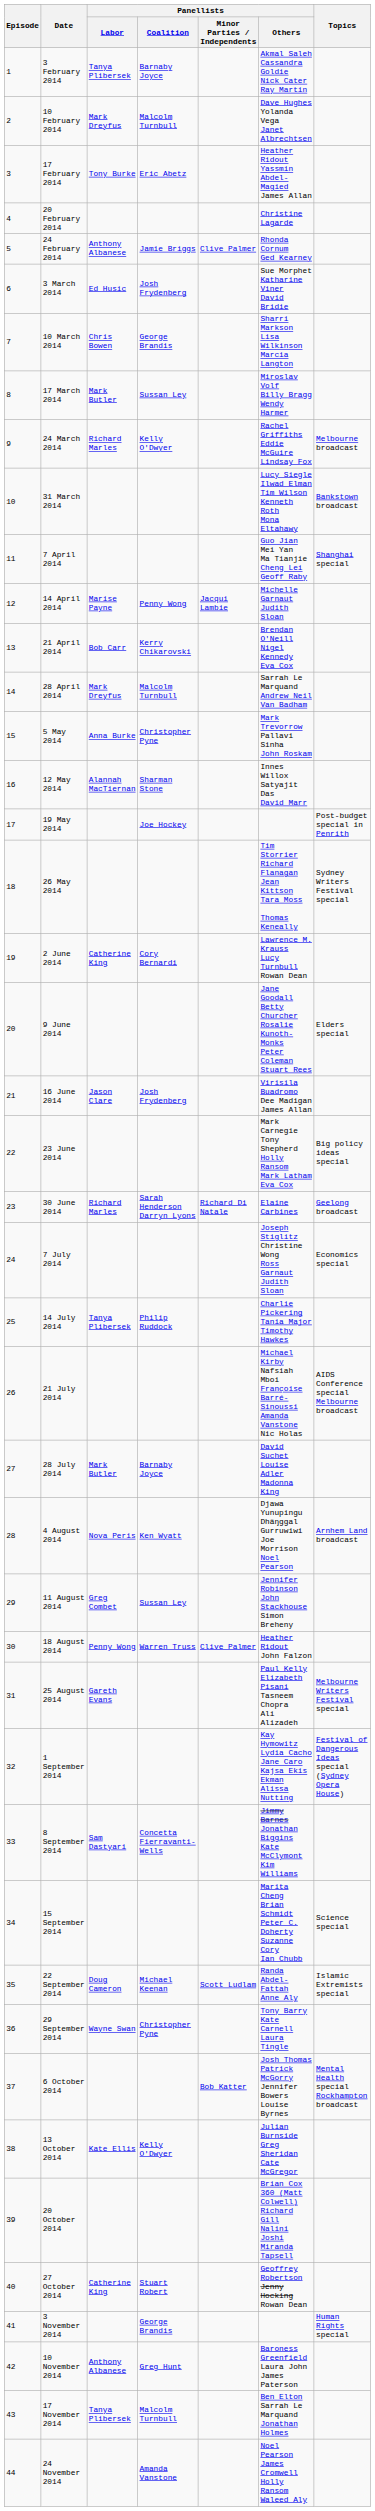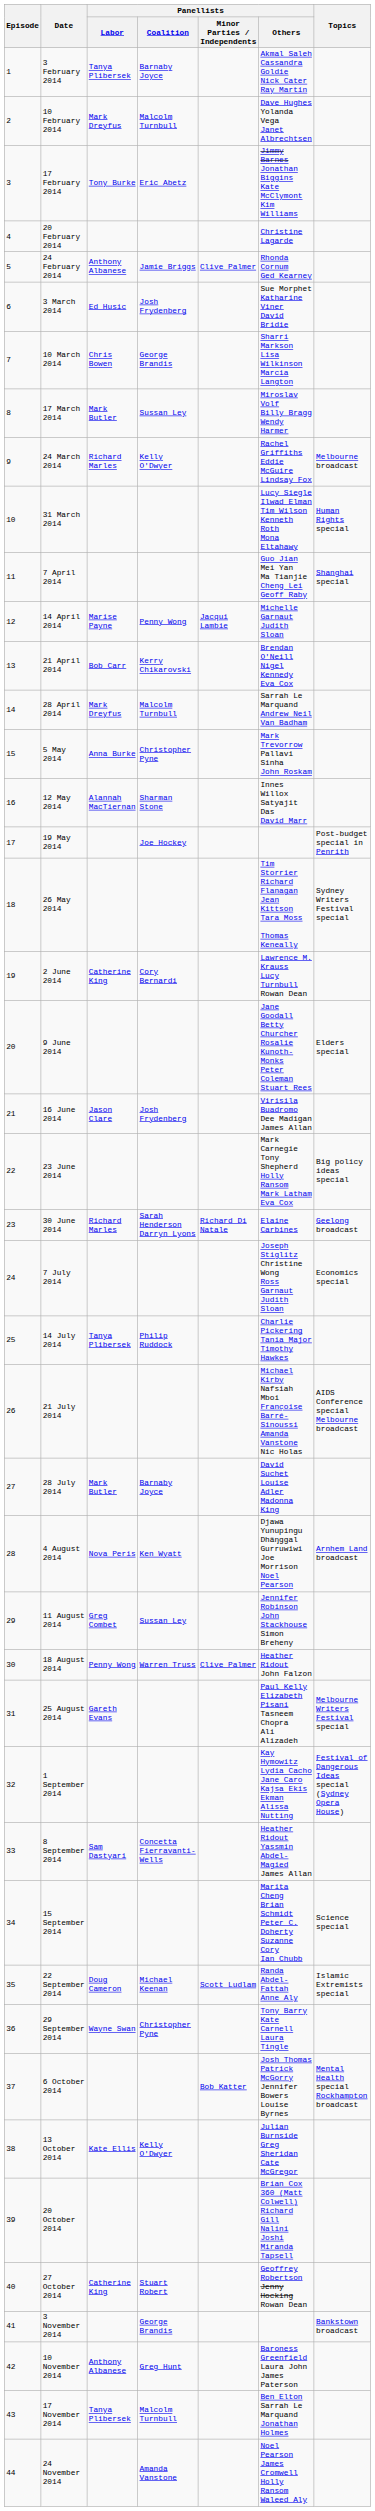(286, 174) Heather Ridout Yassmin Abdel-Magied James Allan -> (281, 183) Jimmy Barnes Jonathan Biggins Kate McClymont Kim Williams
(337, 501) Bankstown broadcast -> (332, 519) Human Rights special
(281, 1842) Jimmy Barnes Jonathan Biggins Kate McClymont Kim Williams -> (286, 1851) Heather Ridout Yassmin Abdel-Magied James Allan
(332, 2327) Human Rights special -> (337, 2327) Bankstown broadcast
